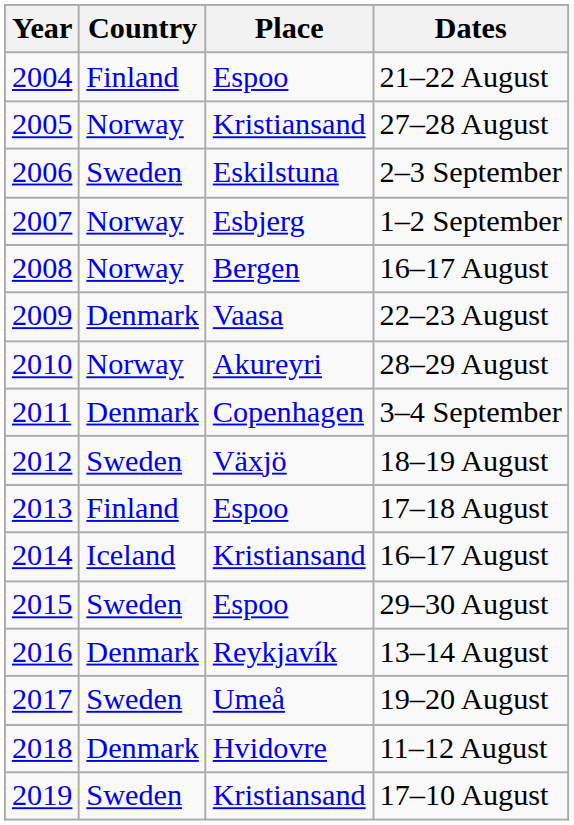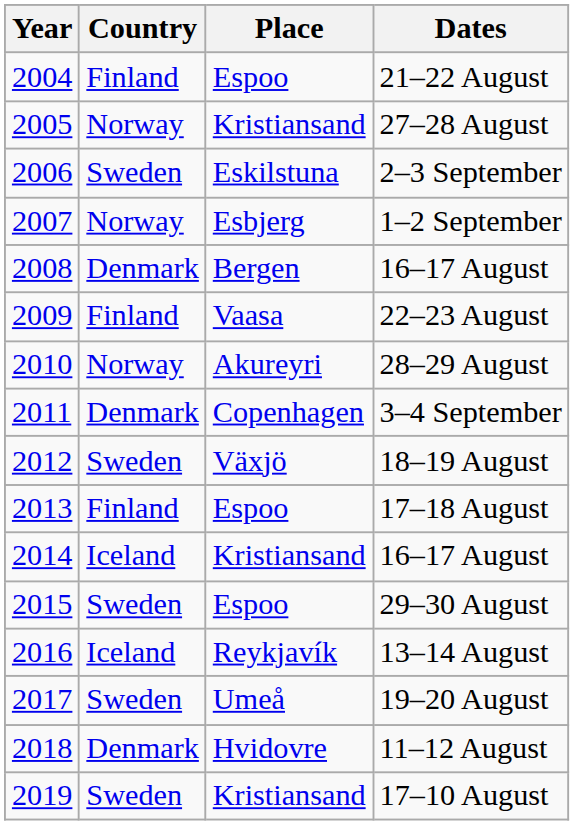(135, 268) Norway -> (143, 268) Denmark
(143, 316) Denmark -> (133, 316) Finland
(143, 651) Denmark -> (131, 651) Iceland
